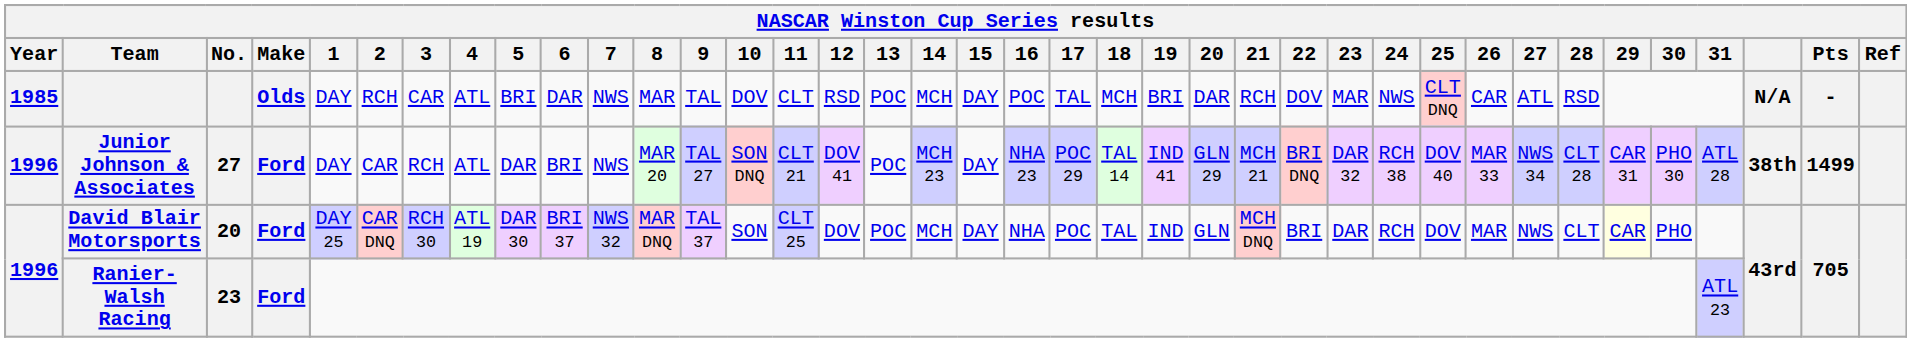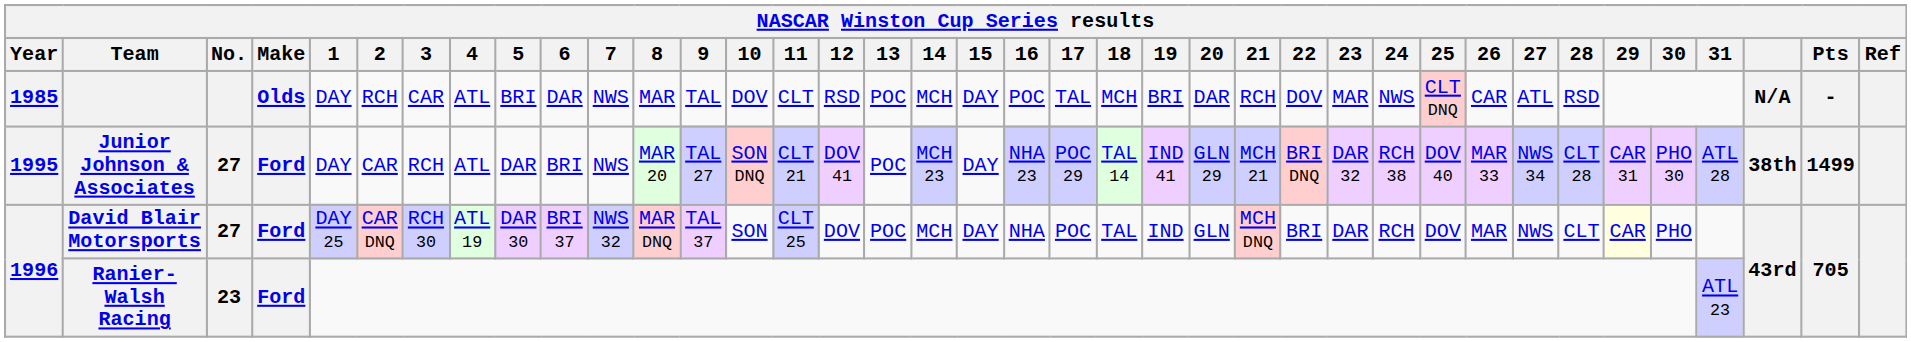(34, 165) 1996 -> (34, 165) 1995
(229, 231) 20 -> (229, 231) 27
